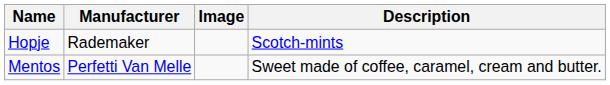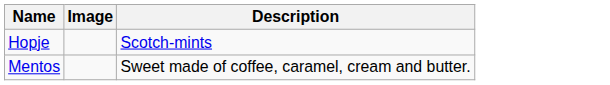- column: (129, 17)
